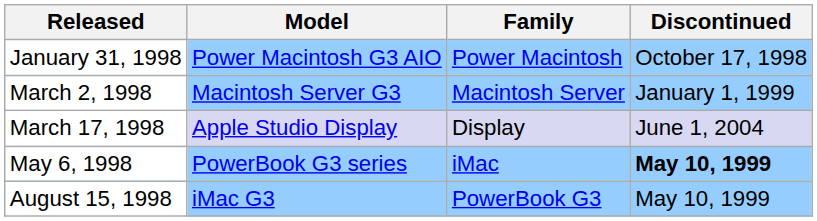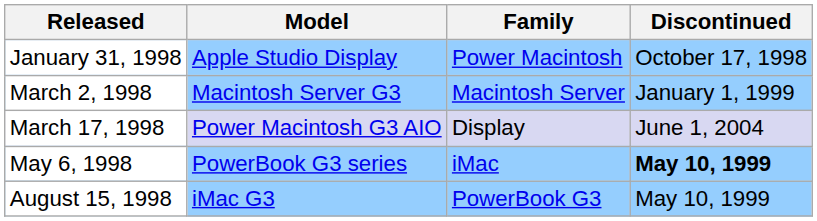(317, 57) Power Macintosh G3 AIO -> (295, 57) Apple Studio Display
(295, 127) Apple Studio Display -> (317, 127) Power Macintosh G3 AIO
